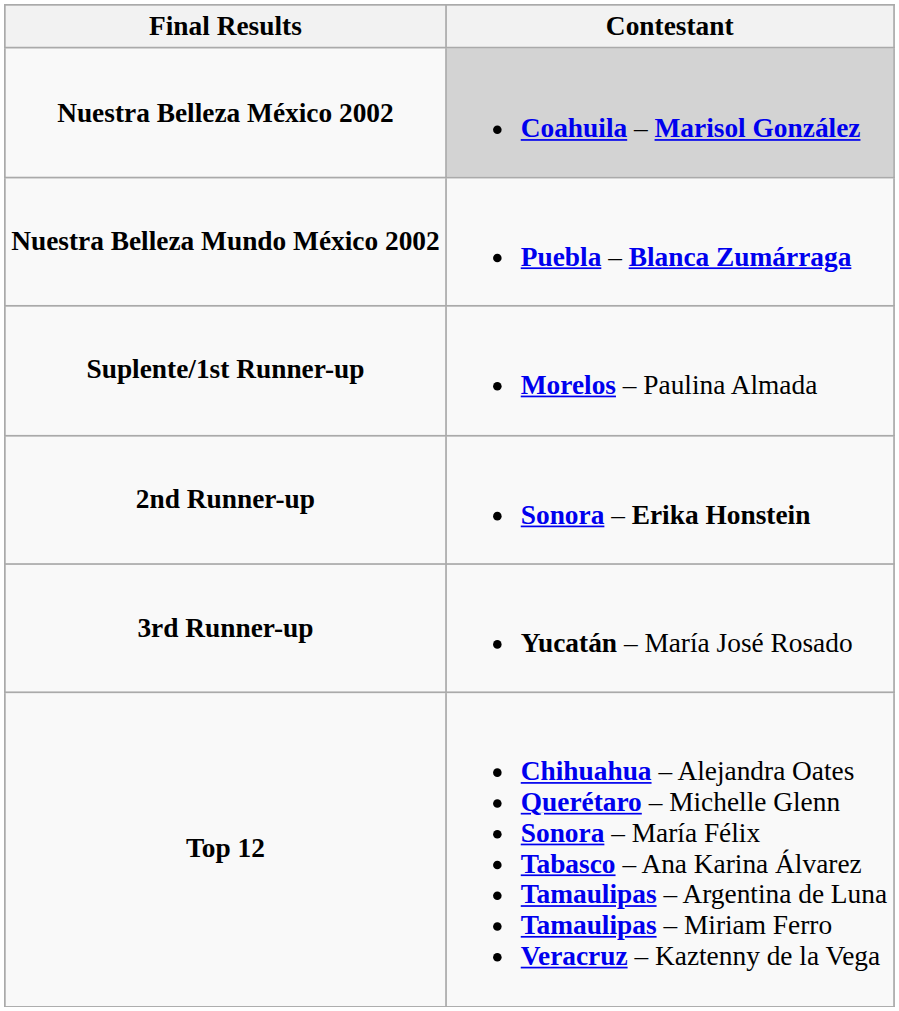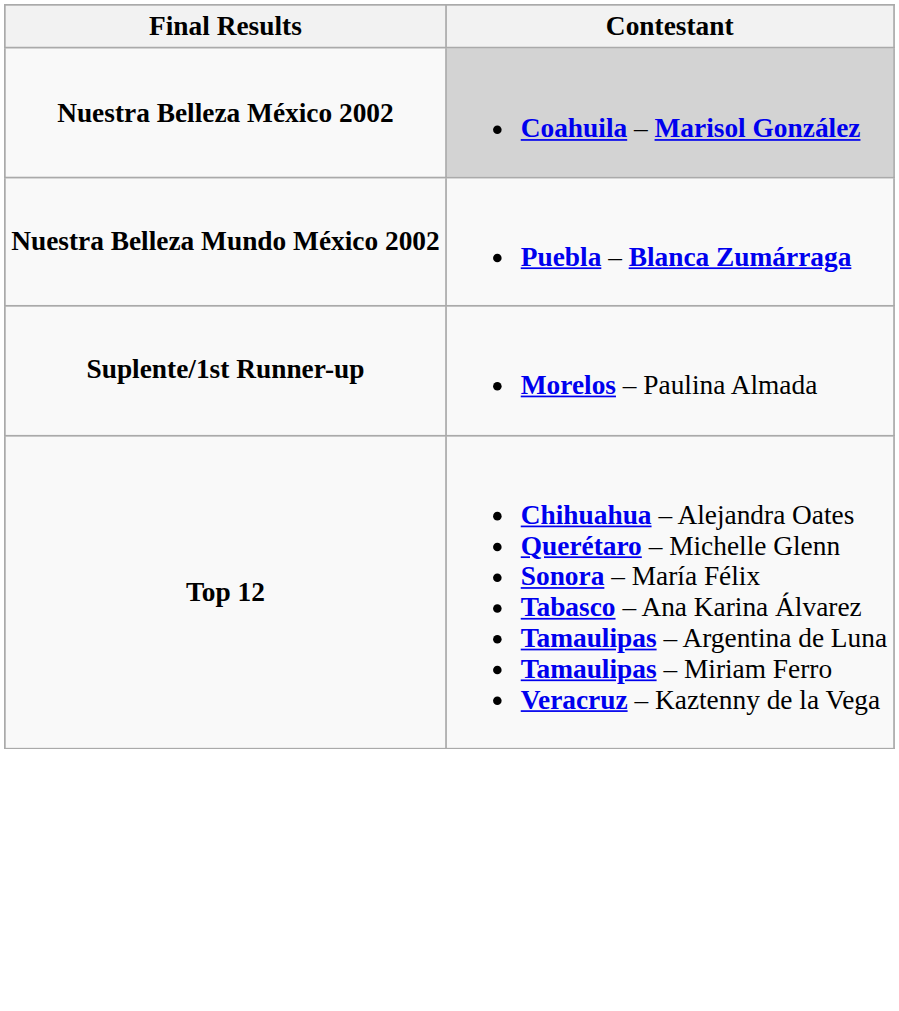- row: (225, 499)
- row: (225, 627)
